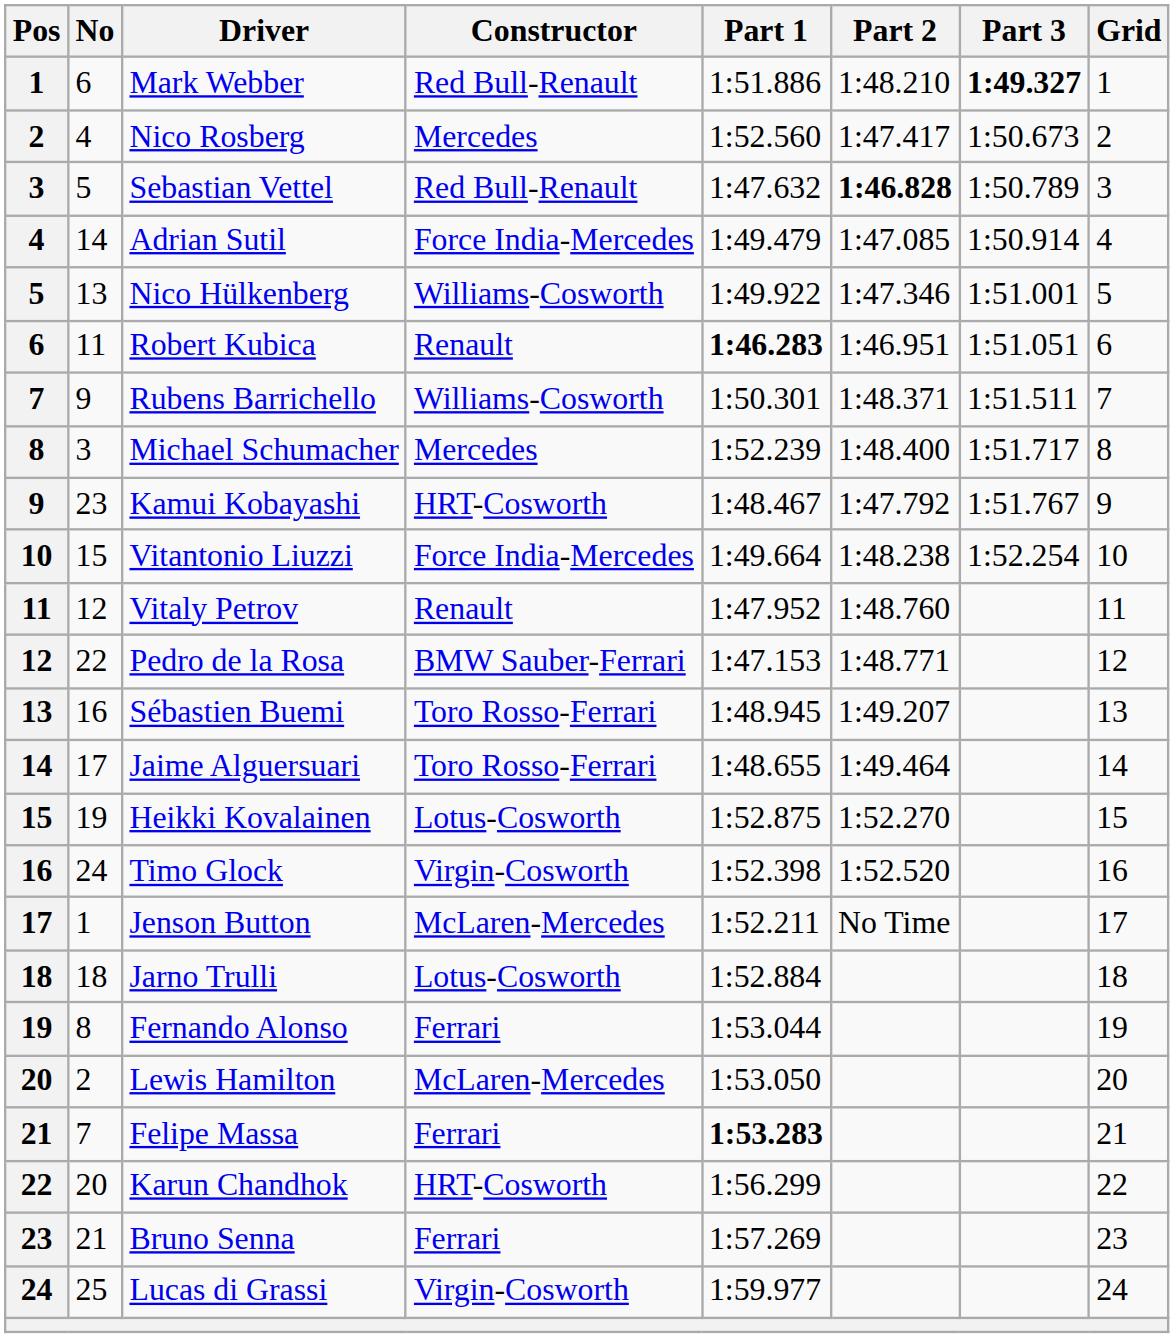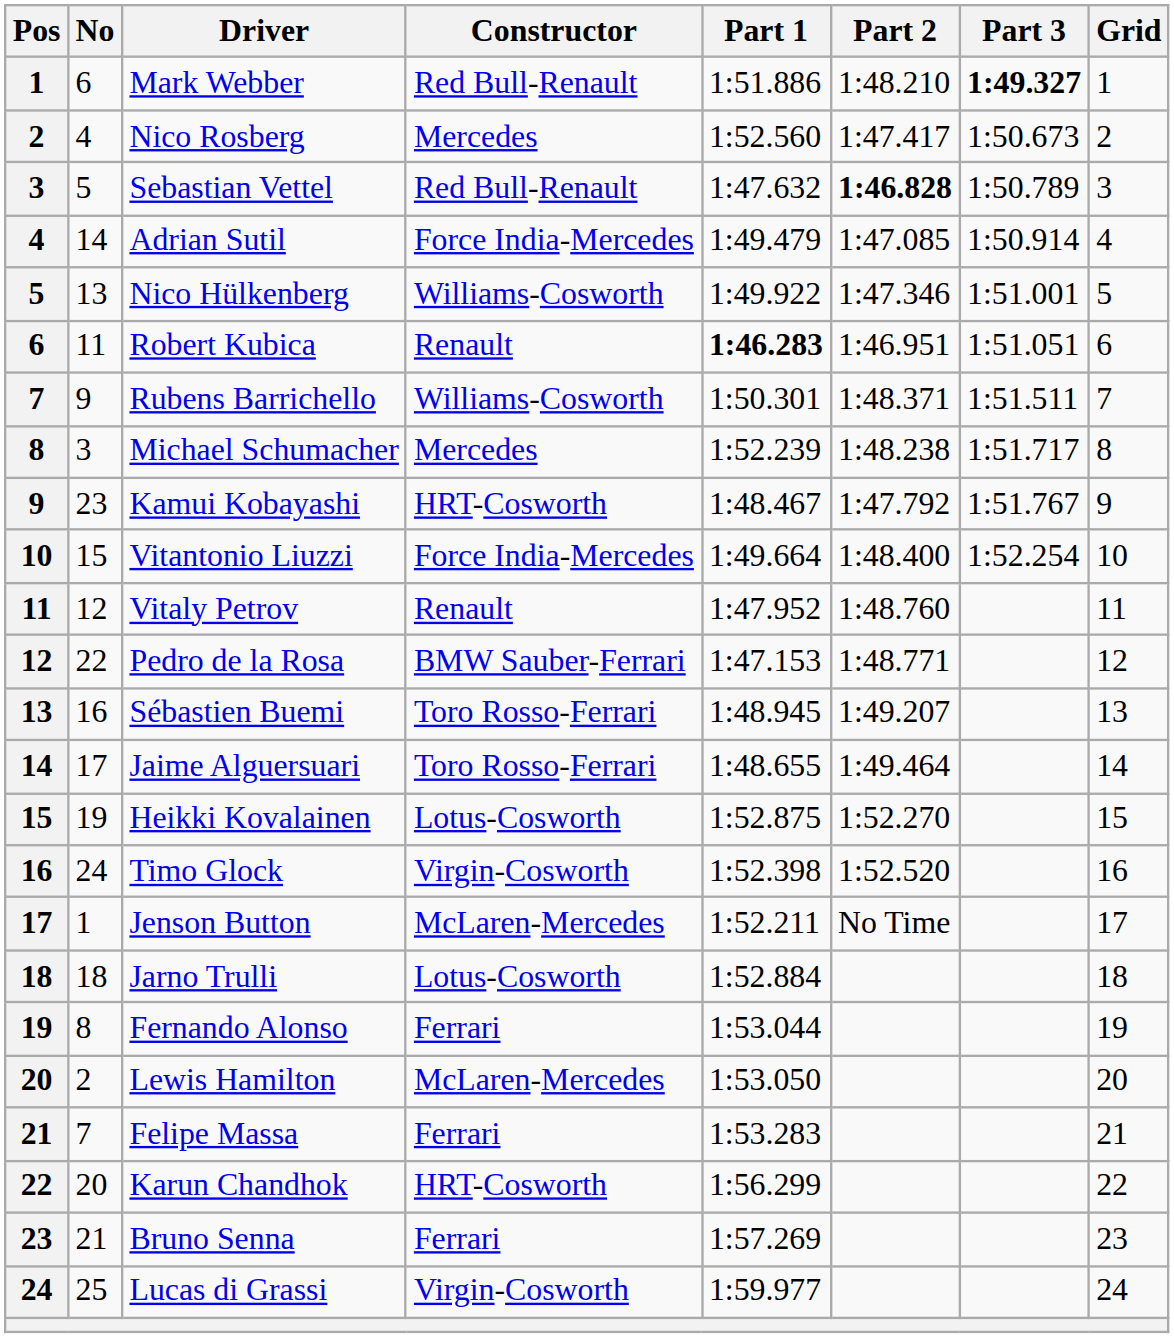(894, 450) 1:48.400 -> (894, 450) 1:48.238
(894, 555) 1:48.238 -> (894, 555) 1:48.400
(766, 1132) bold -> (765, 1132) normal
